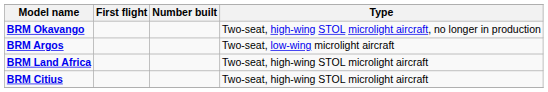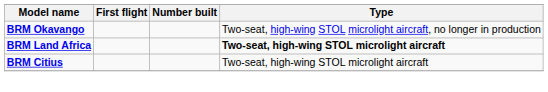- row: (35, 46)
(325, 63) normal -> (333, 46) bold
